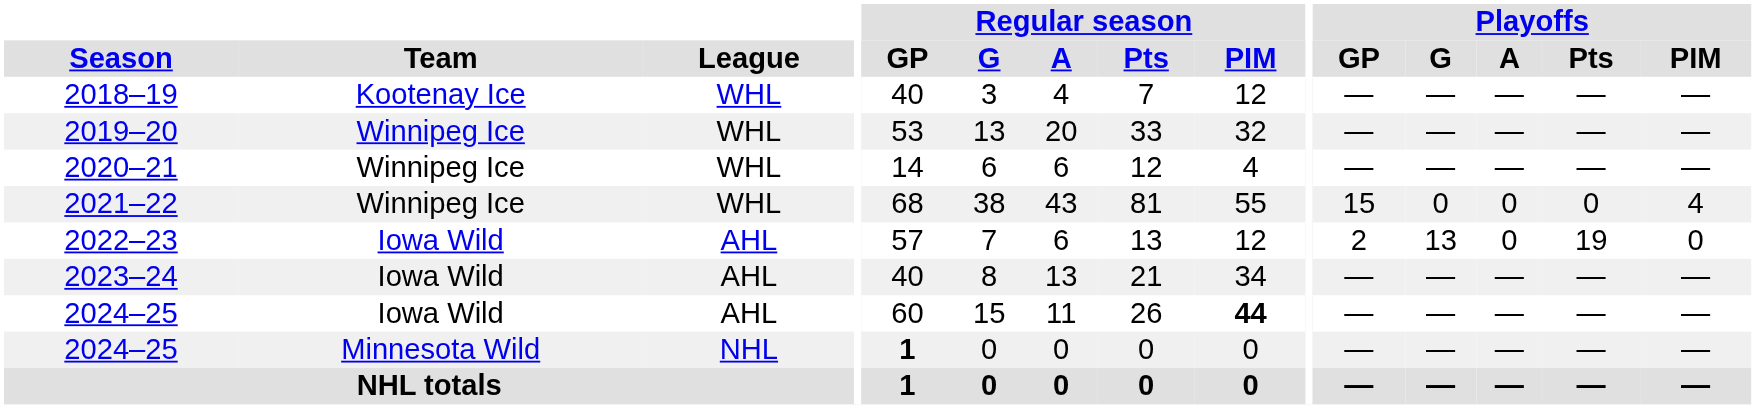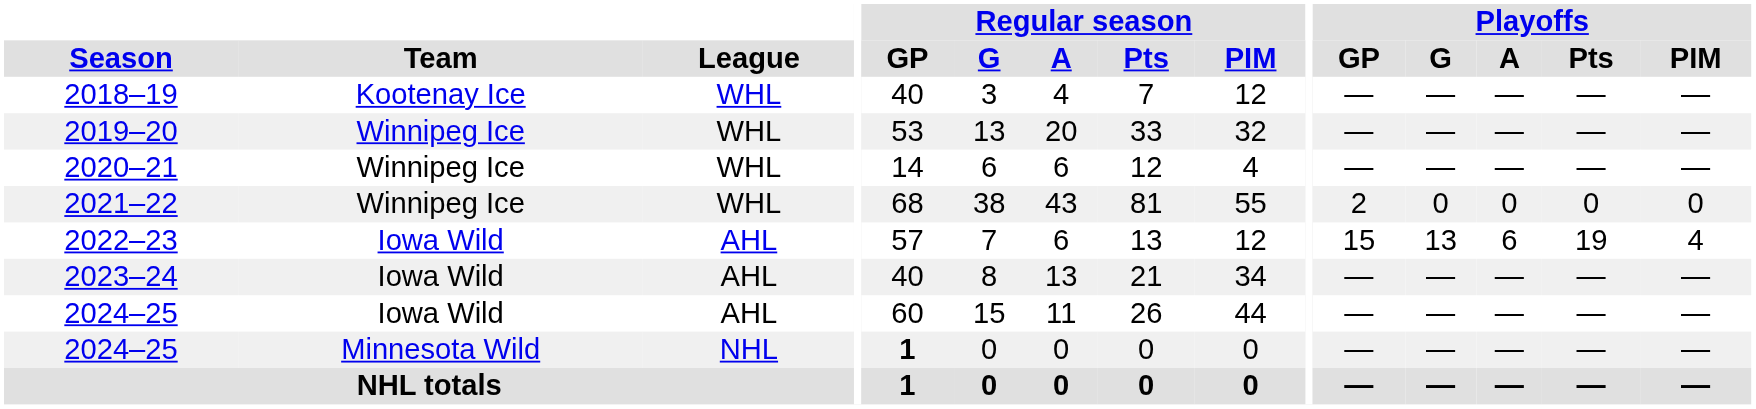(1359, 203) 15 -> (1359, 203) 2
(1696, 203) 4 -> (1696, 203) 0
(1359, 240) 2 -> (1359, 240) 15
(1509, 240) 0 -> (1509, 240) 6
(1696, 240) 0 -> (1696, 240) 4
(1251, 312) bold -> (1251, 312) normal
